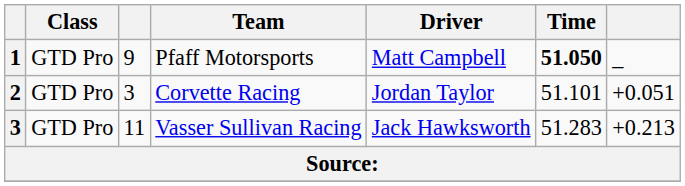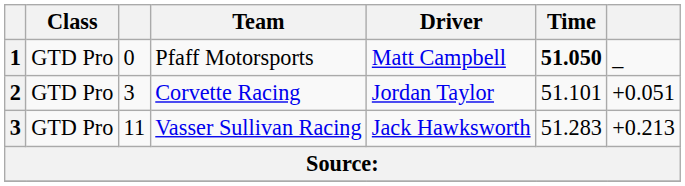(129, 57) 9 -> (129, 57) 0
